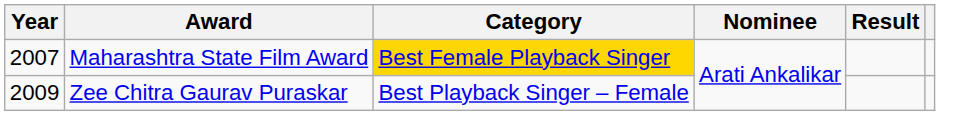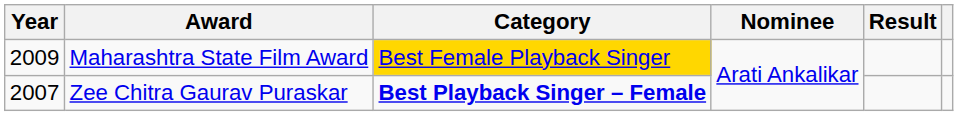(35, 57) 2007 -> (35, 57) 2009
(35, 92) 2009 -> (35, 92) 2007
(534, 92) normal -> (542, 92) bold
